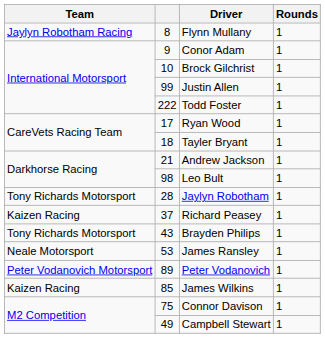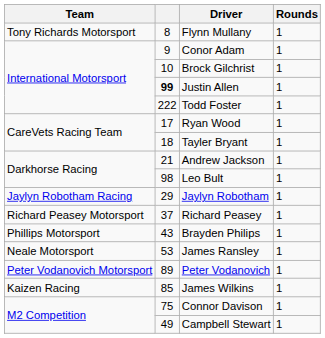(70, 32) Jaylyn Robotham Racing -> (71, 32) Tony Richards Motorsport
(167, 87) normal -> (167, 87) bold
(71, 196) Tony Richards Motorsport -> (70, 196) Jaylyn Robotham Racing
(167, 196) 28 -> (167, 196) 29
(43, 214) Kaizen Racing -> (75, 214) Richard Peasey Motorsport
(71, 233) Tony Richards Motorsport -> (53, 233) Phillips Motorsport
